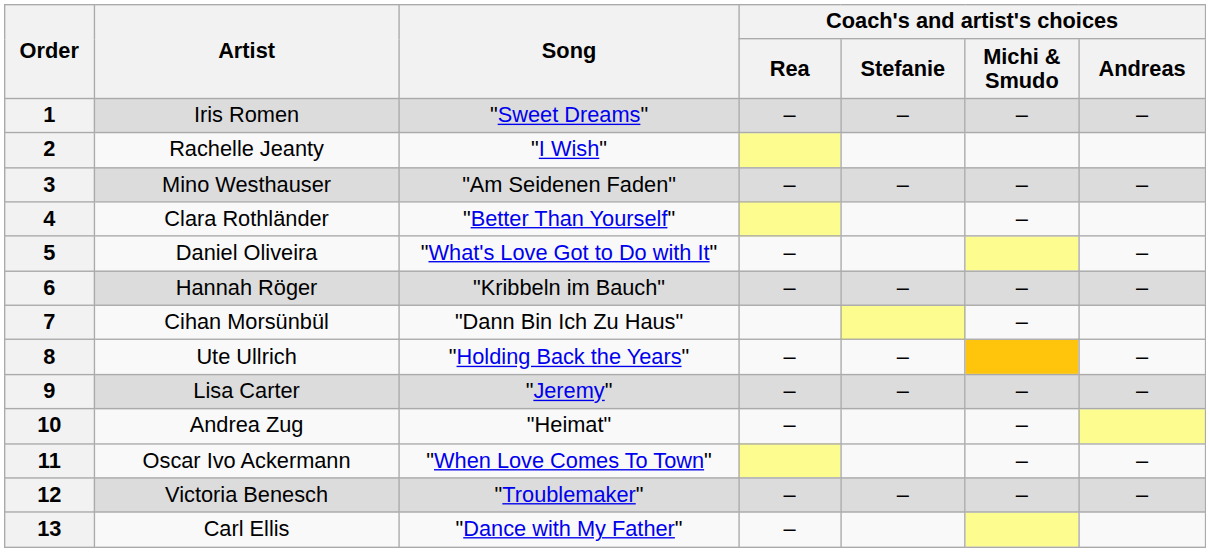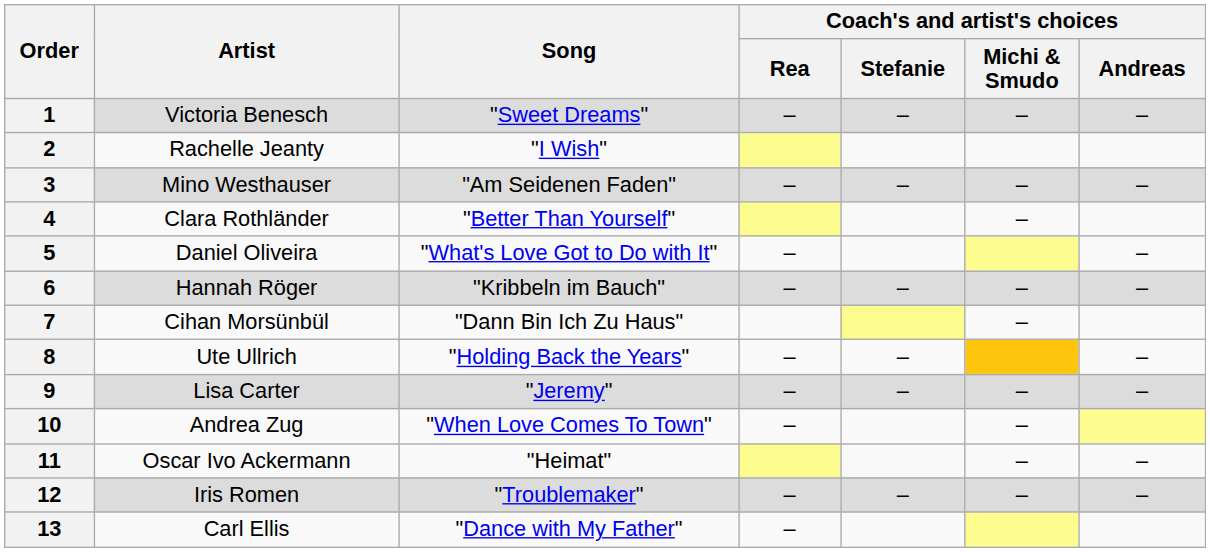(247, 115) Iris Romen -> (247, 115) Victoria Benesch
(569, 425) "Heimat" -> (569, 425) "When Love Comes To Town"
(569, 460) "When Love Comes To Town" -> (569, 460) "Heimat"
(247, 494) Victoria Benesch -> (247, 494) Iris Romen
